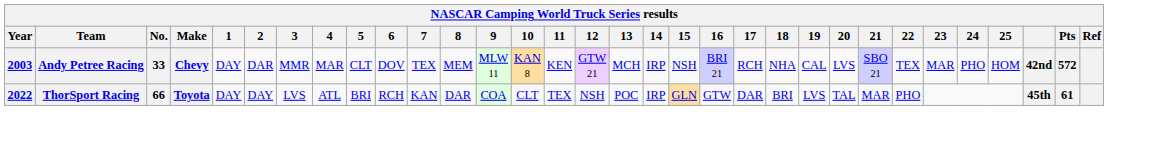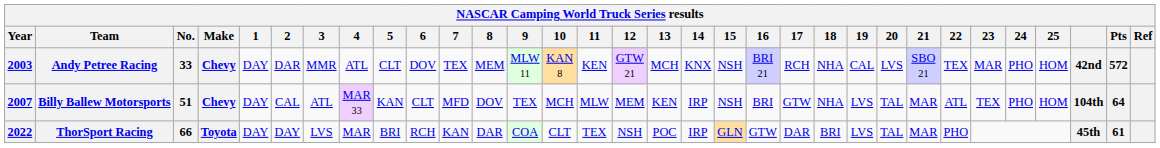(330, 65) MAR -> (357, 65) ATL
(656, 65) IRP -> (698, 65) KNX
+ row: (104, 102)
(330, 94) ATL -> (357, 131) MAR
